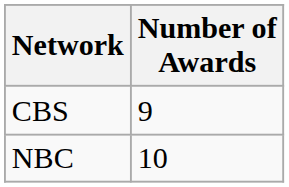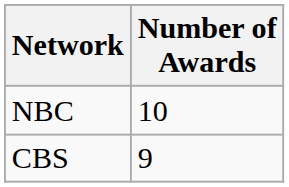rows swapped: (43, 157) <-> (40, 109)
